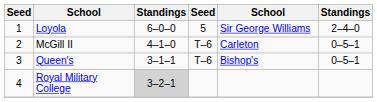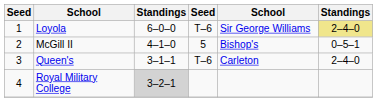(203, 28) 5 -> (203, 28) T–6
(345, 28) no background -> (345, 28) khaki background
(203, 45) T–6 -> (203, 45) 5
(239, 45) Carleton -> (239, 45) Bishop's
(239, 61) Bishop's -> (239, 61) Carleton
(345, 61) 0–5–1 -> (345, 61) 2–4–0
